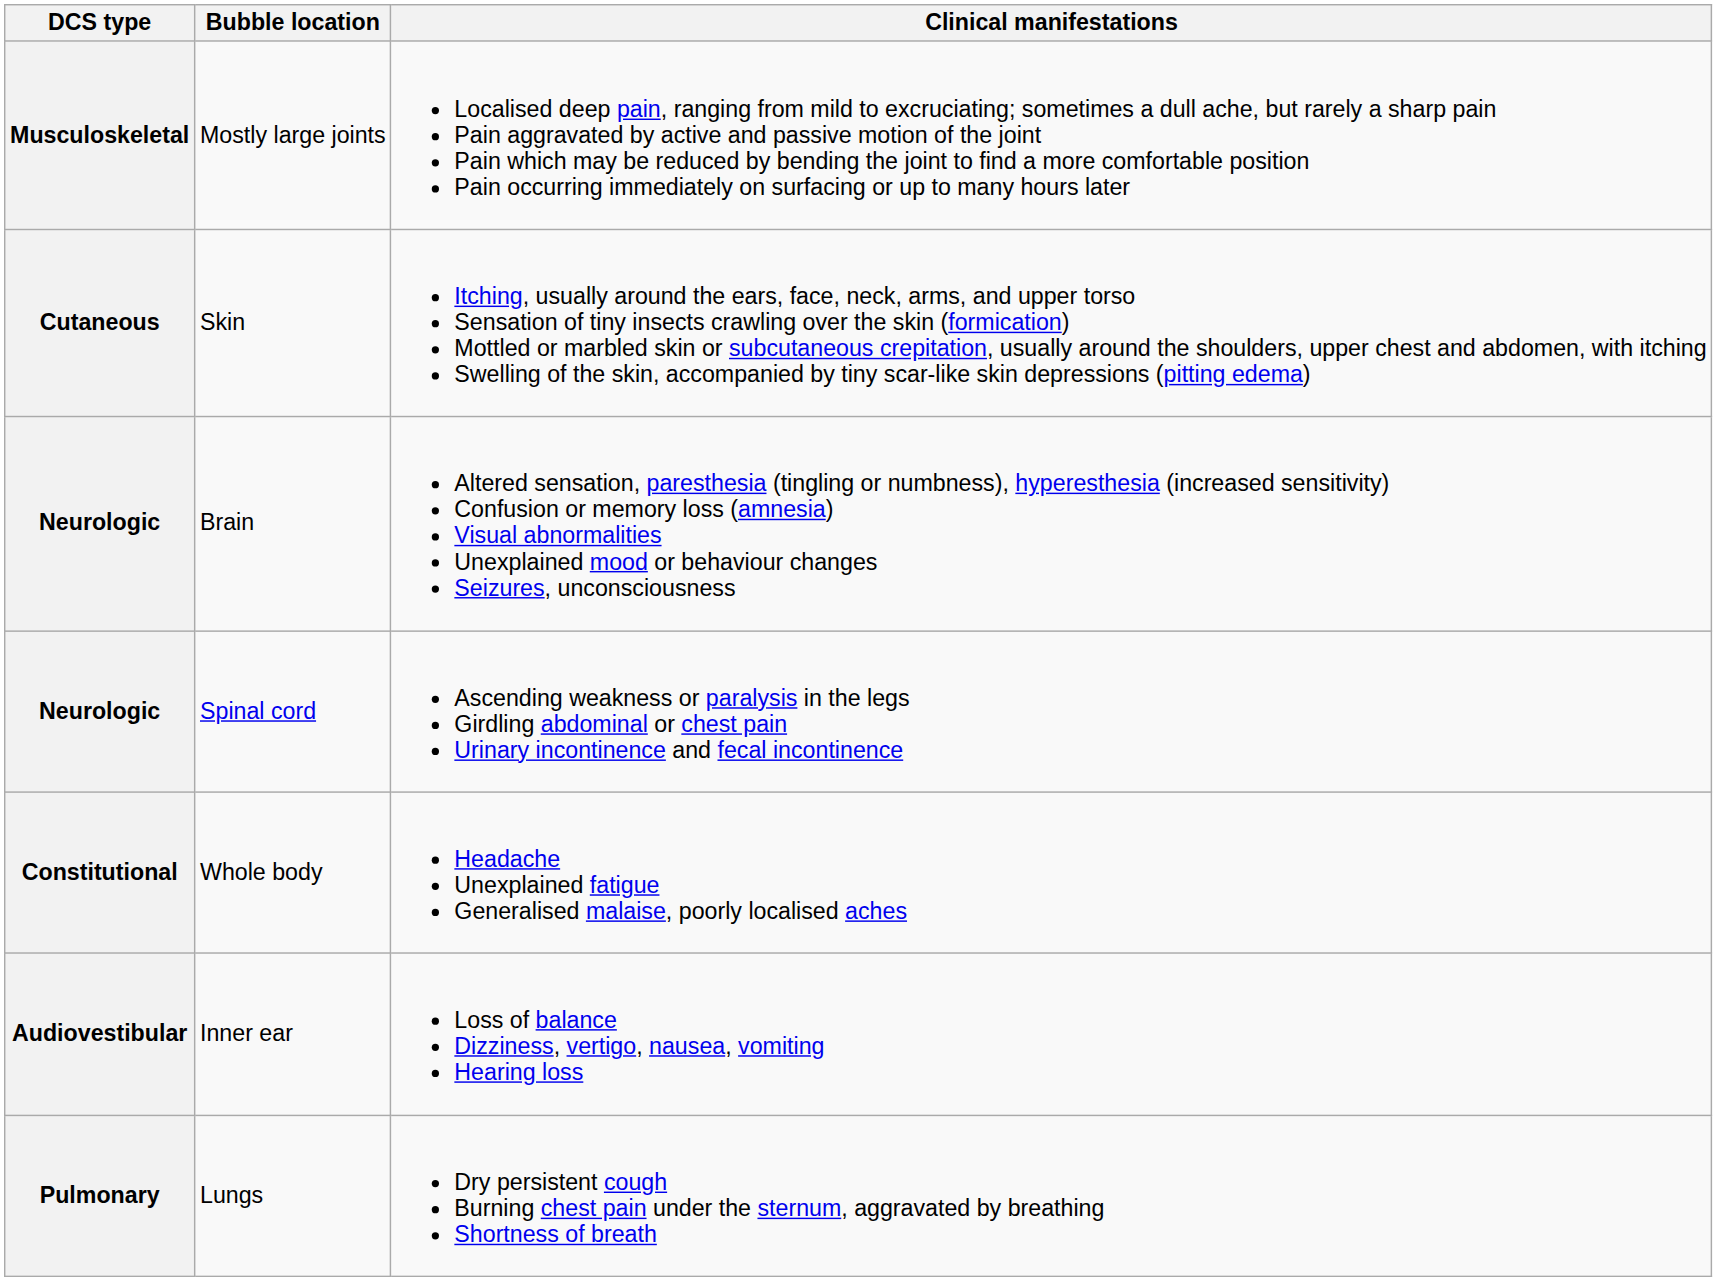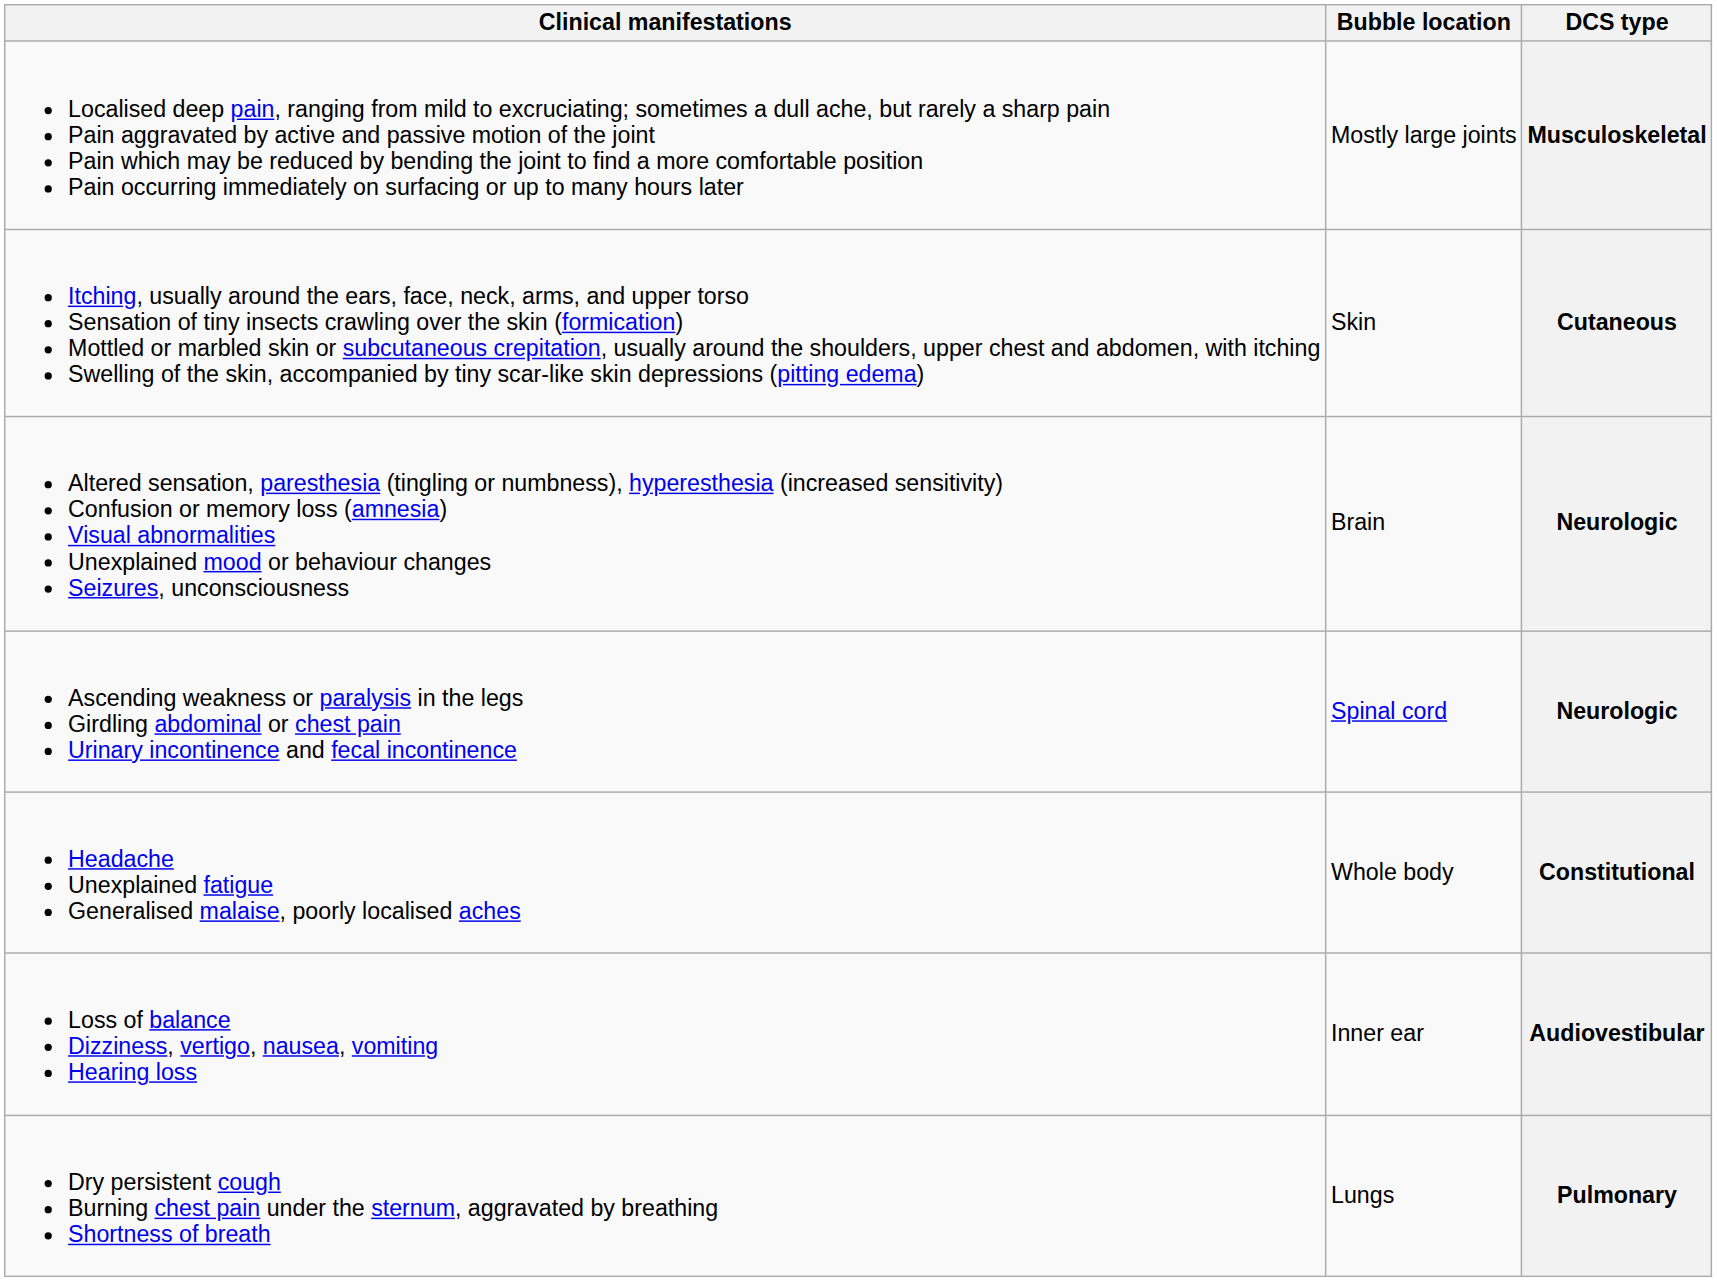columns swapped: (100, 22) <-> (1051, 22)
